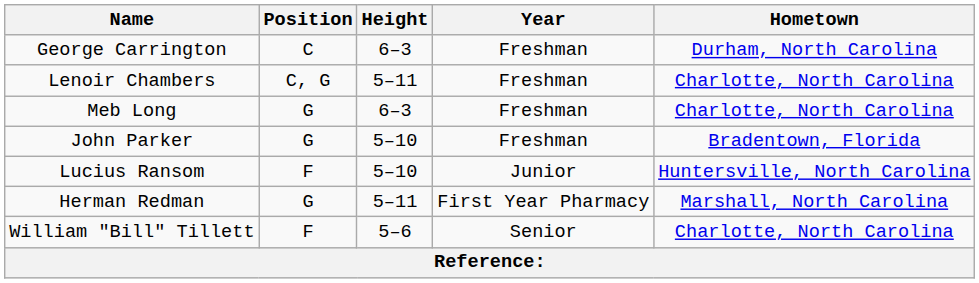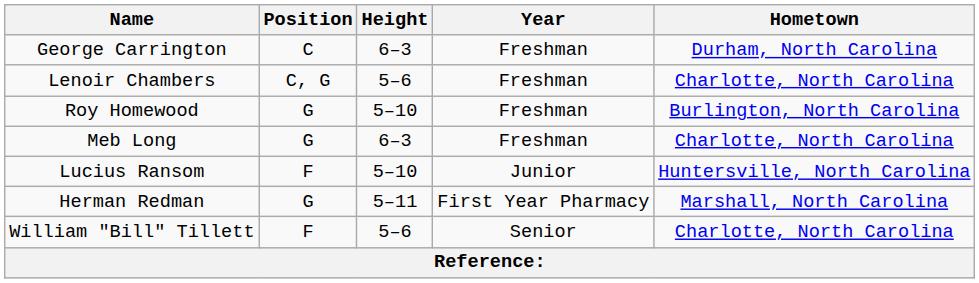(395, 80) 5–11 -> (395, 80) 5–6
+ row: (132, 111)
- row: (132, 141)
